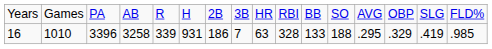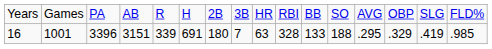(58, 33) 1010 -> (58, 33) 1001
(136, 33) 3258 -> (136, 33) 3151
(192, 33) 931 -> (192, 33) 691
(218, 33) 186 -> (218, 33) 180
